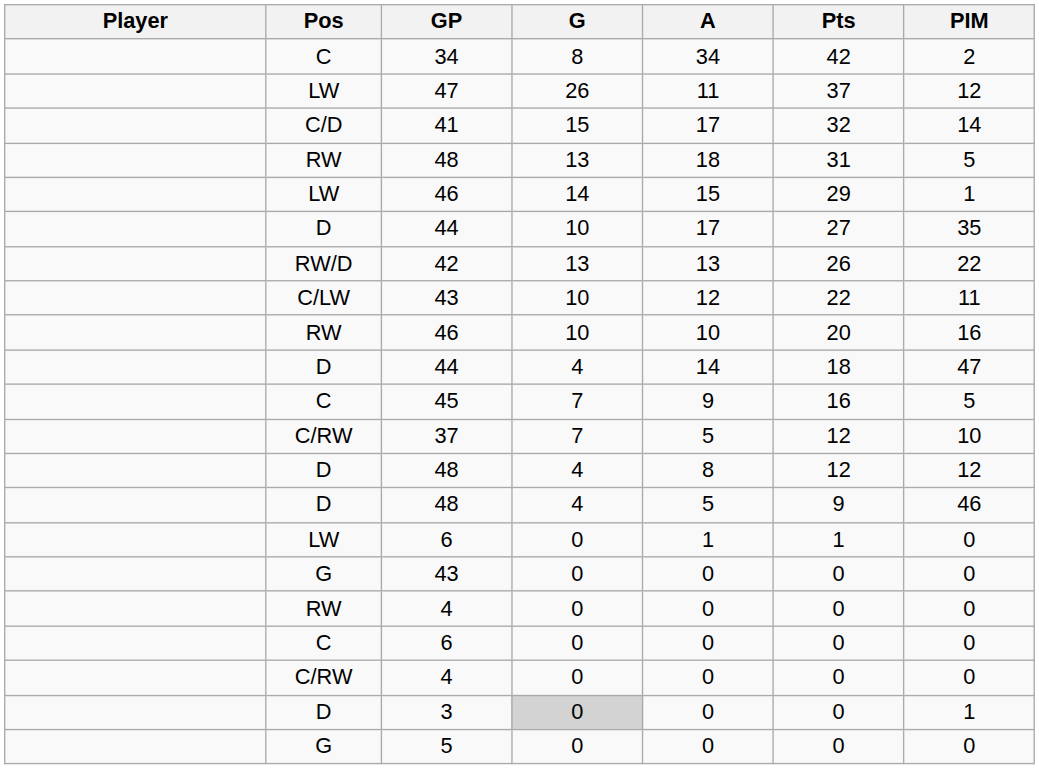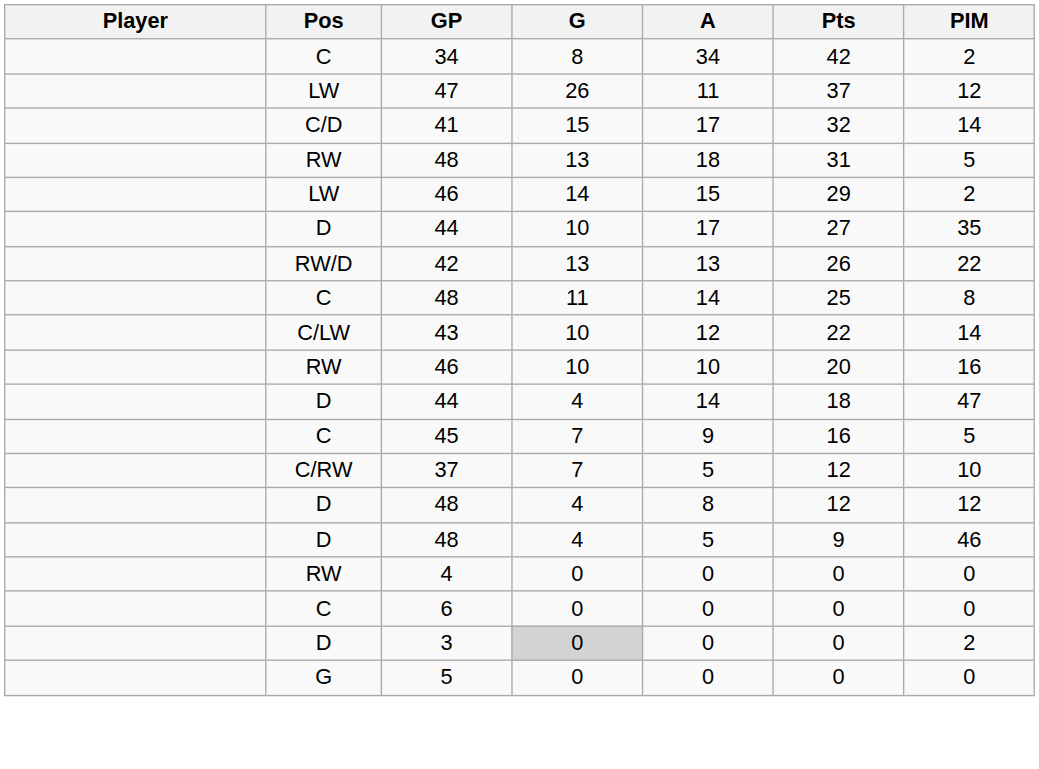(969, 194) 1 -> (969, 194) 2
+ row: (324, 297)
(969, 297) 11 -> (969, 332) 14
- row: (324, 539)
- row: (324, 573)
- row: (324, 677)
(969, 711) 1 -> (969, 642) 2
